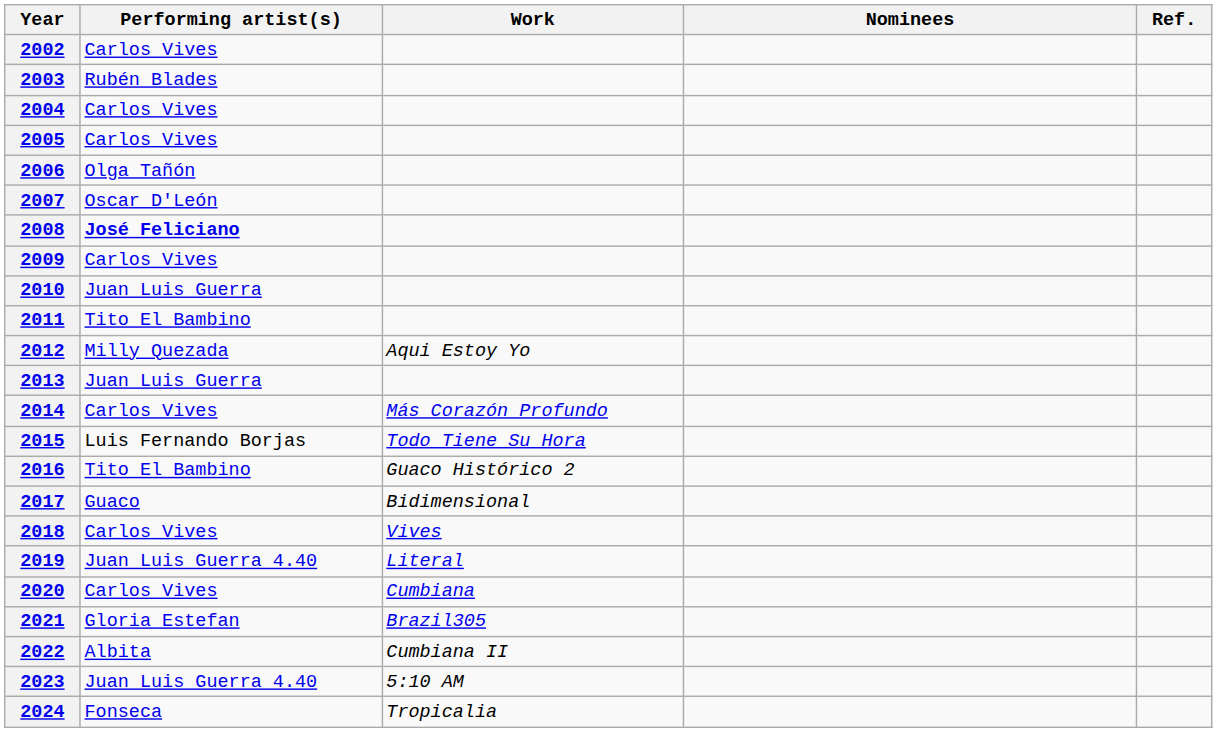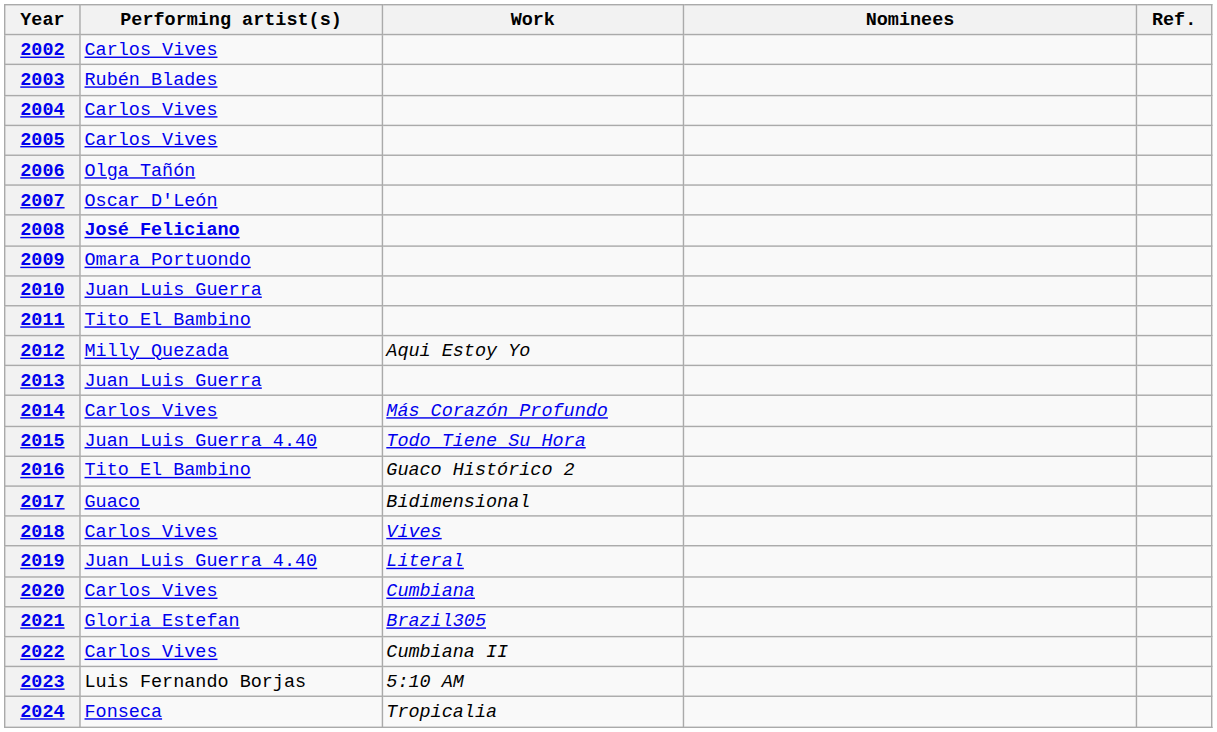(151, 260) Carlos Vives -> (168, 260) Omara Portuondo
(195, 441) Luis Fernando Borjas -> (201, 441) Juan Luis Guerra 4.40
(118, 652) Albita -> (151, 652) Carlos Vives
(201, 682) Juan Luis Guerra 4.40 -> (195, 682) Luis Fernando Borjas
